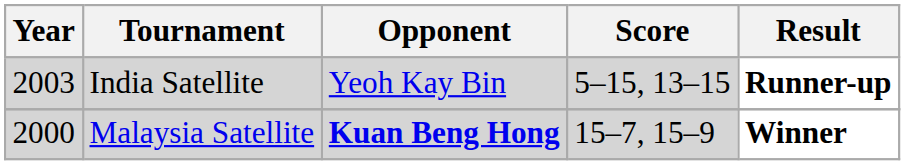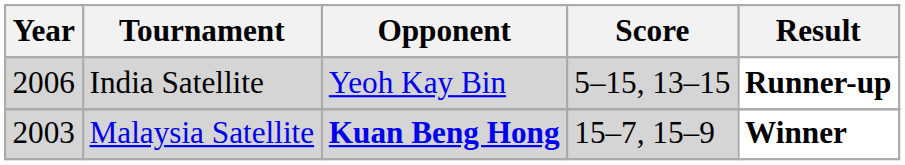(44, 82) 2003 -> (44, 82) 2006
(44, 133) 2000 -> (44, 133) 2003
